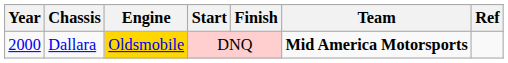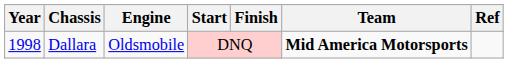(25, 44) 2000 -> (25, 44) 1998
(146, 44) gold background -> (146, 44) no background
